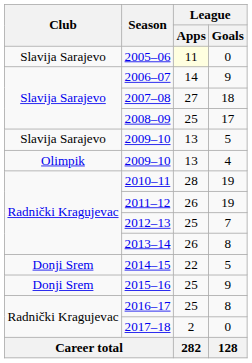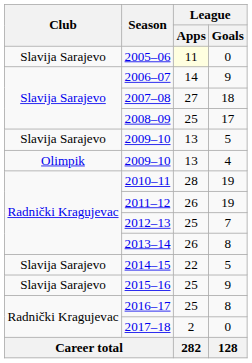(63, 264) Donji Srem -> (63, 264) Slavija Sarajevo
(63, 285) Donji Srem -> (63, 285) Slavija Sarajevo
